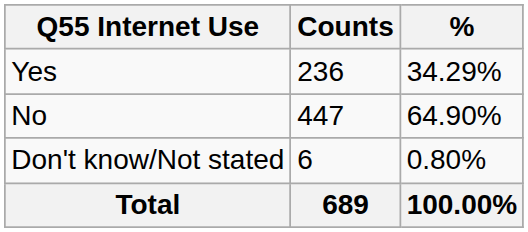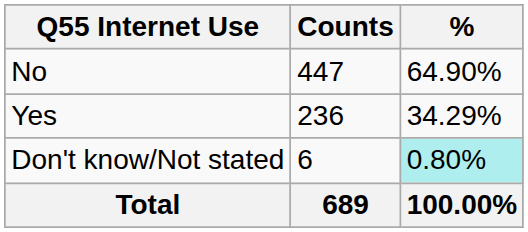rows swapped: (34, 71) <-> (29, 115)
(446, 159) no background -> (446, 159) paleturquoise background
